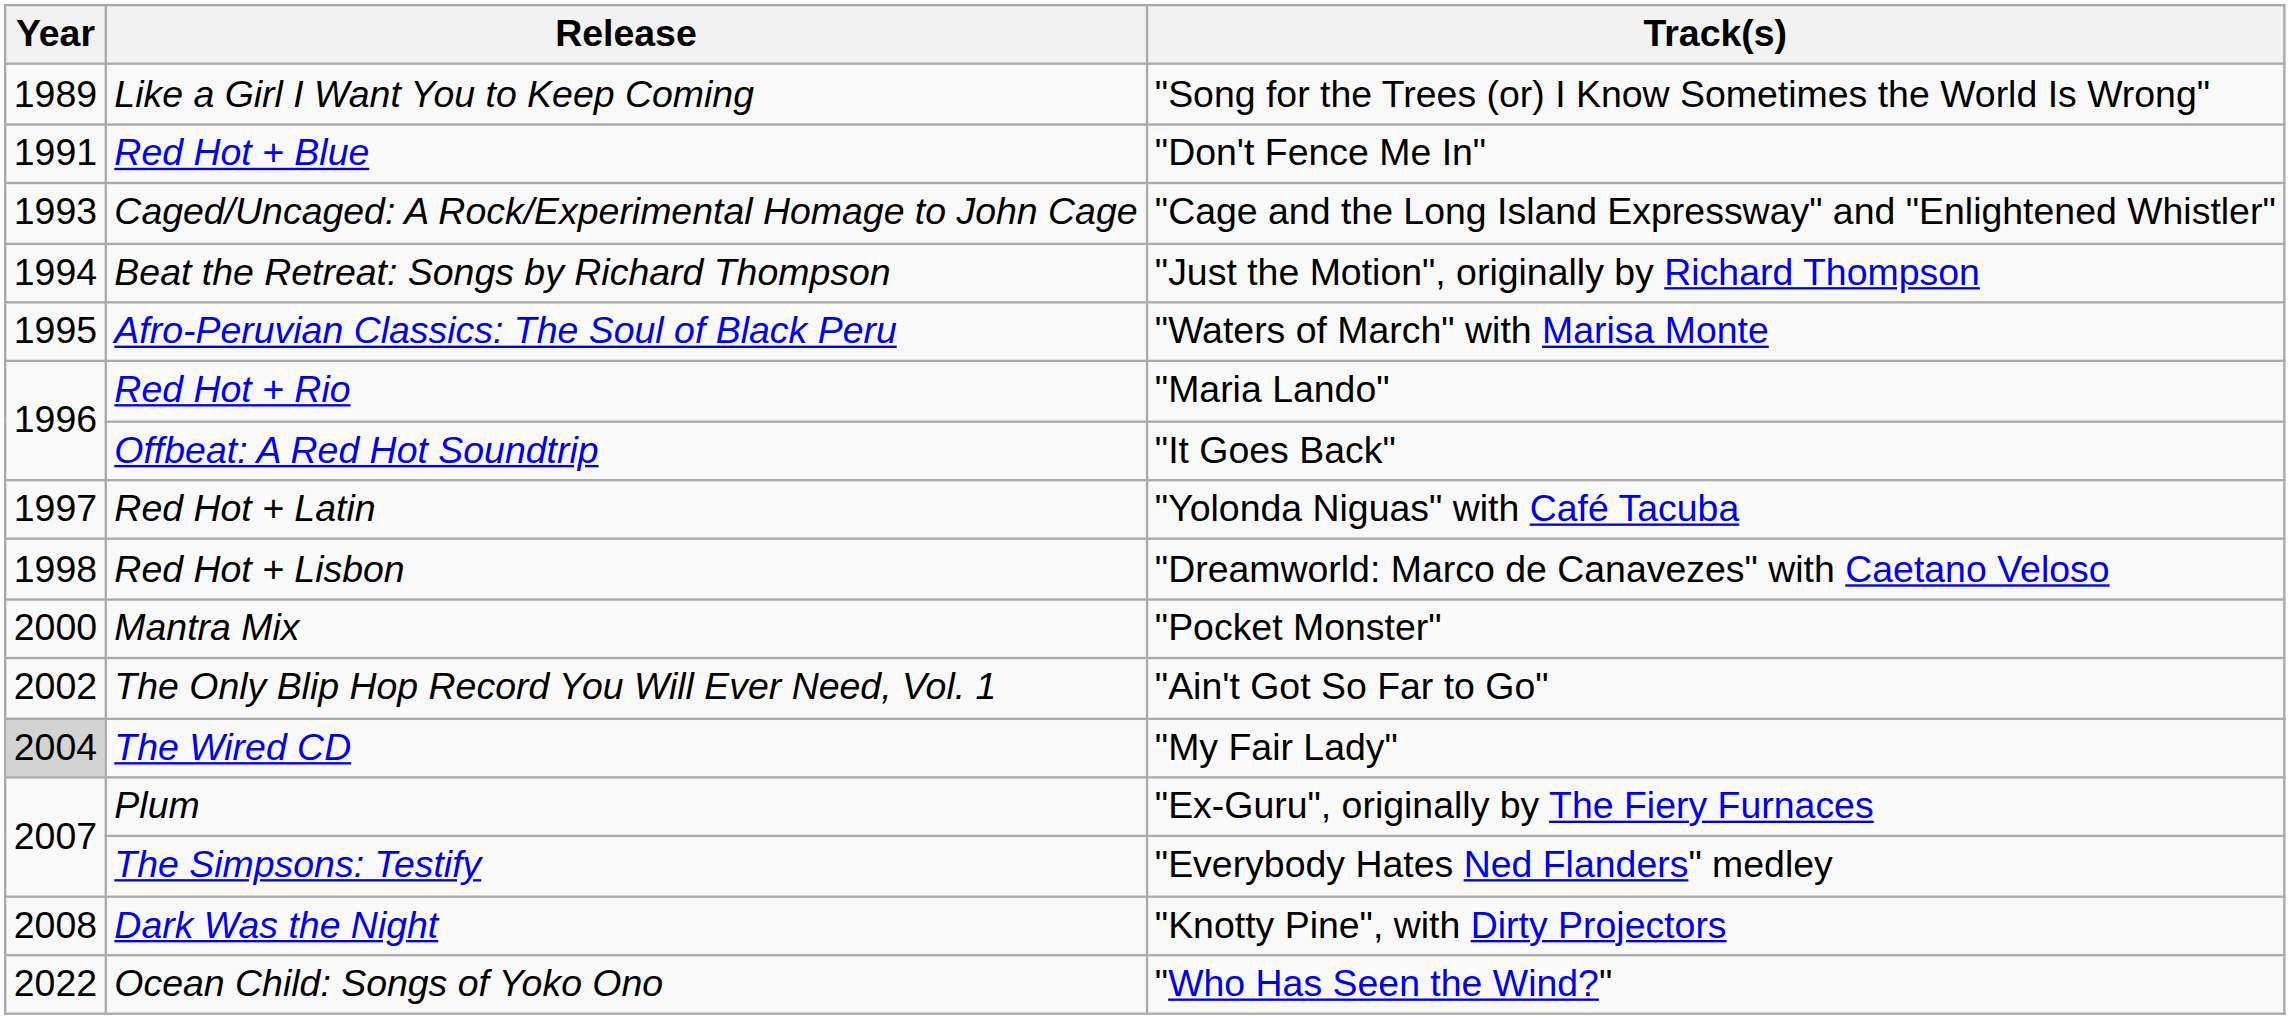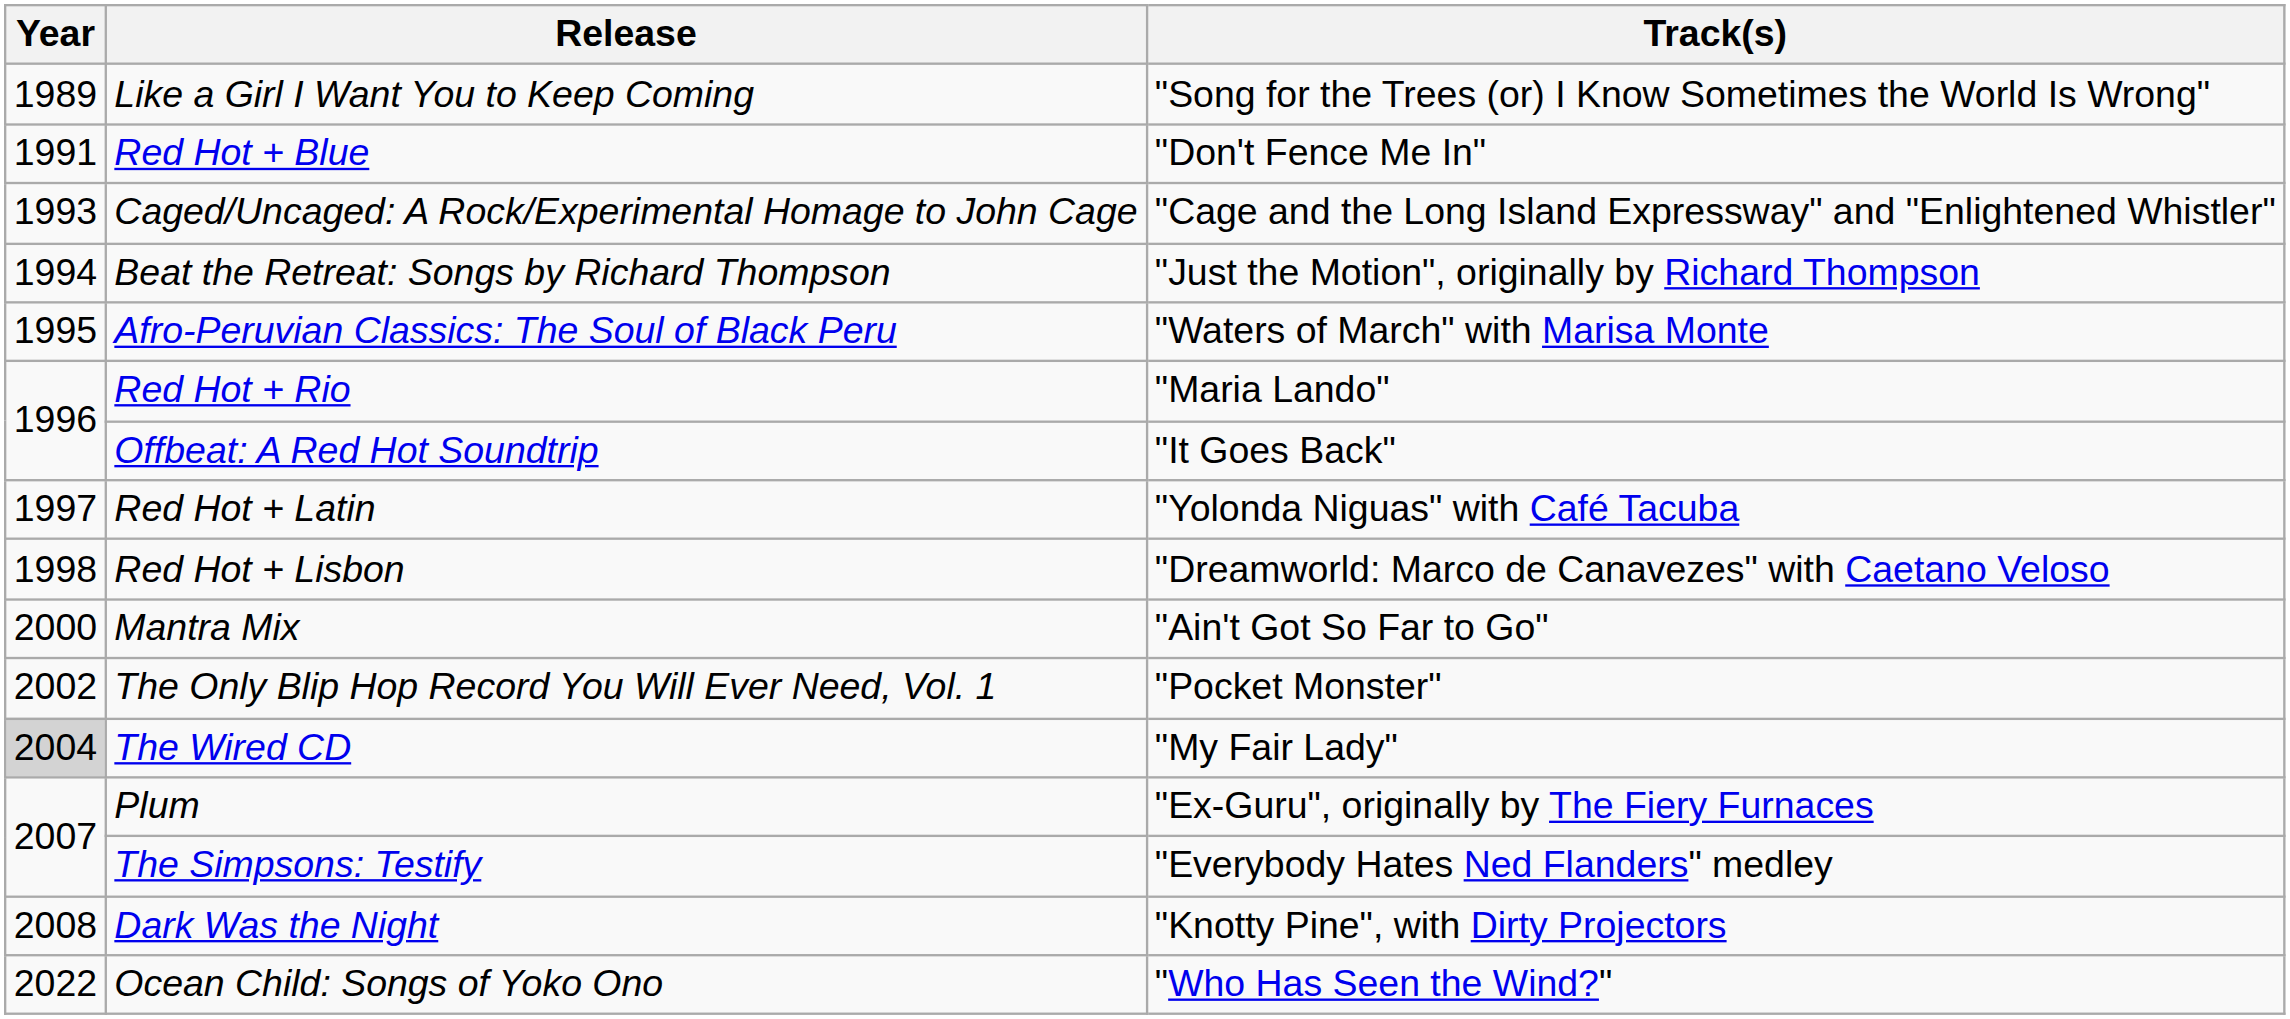(1298, 627) "Pocket Monster" -> (1352, 627) "Ain't Got So Far to Go"
(1352, 687) "Ain't Got So Far to Go" -> (1298, 687) "Pocket Monster"
